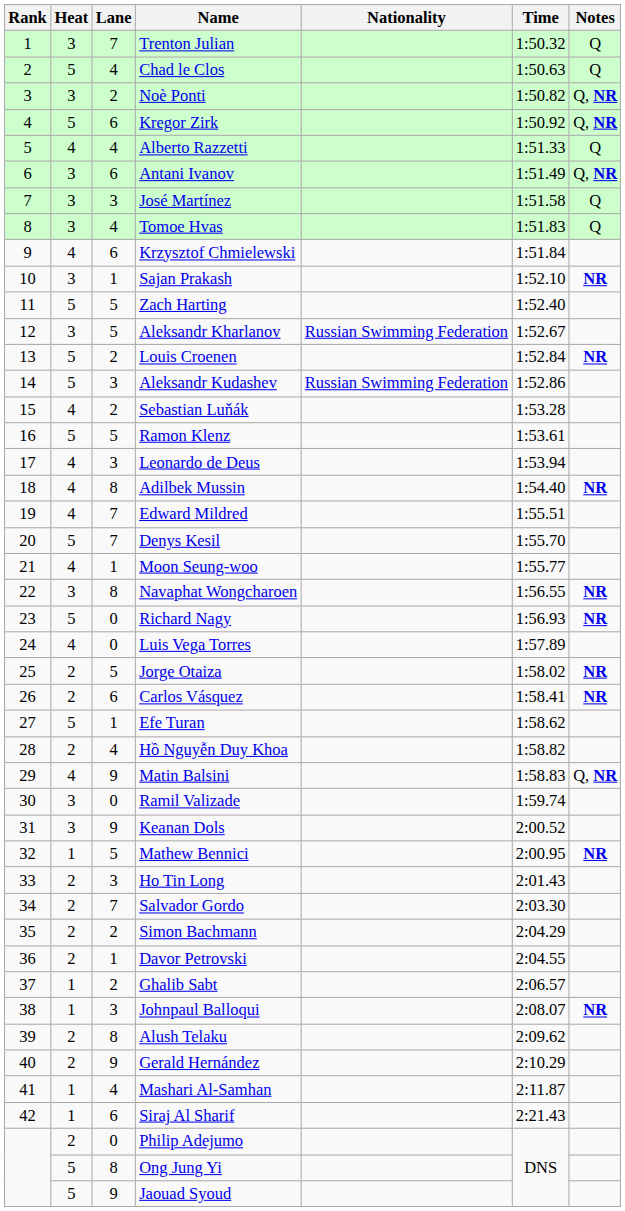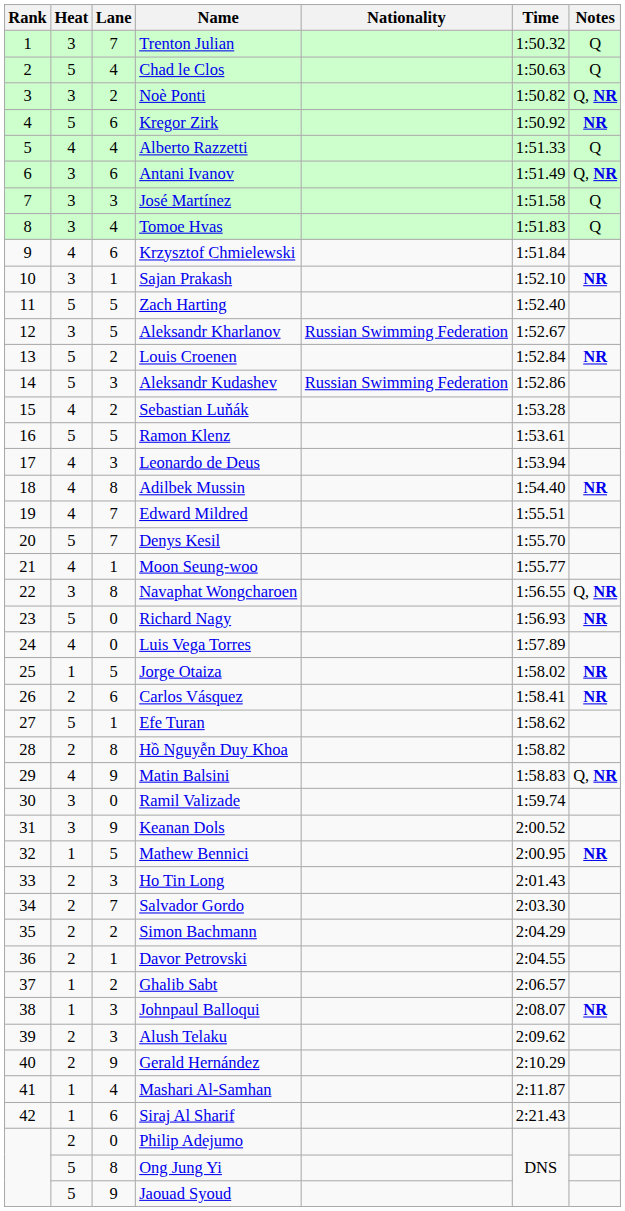(595, 122) Q, NR -> (595, 122) NR
(595, 592) NR -> (595, 592) Q, NR
(71, 670) 2 -> (71, 670) 1
(114, 749) 4 -> (114, 749) 8
(114, 1036) 8 -> (114, 1036) 3
